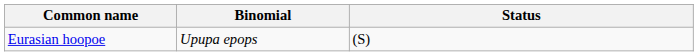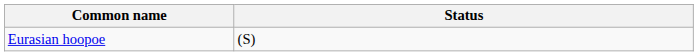- column: (263, 16)
